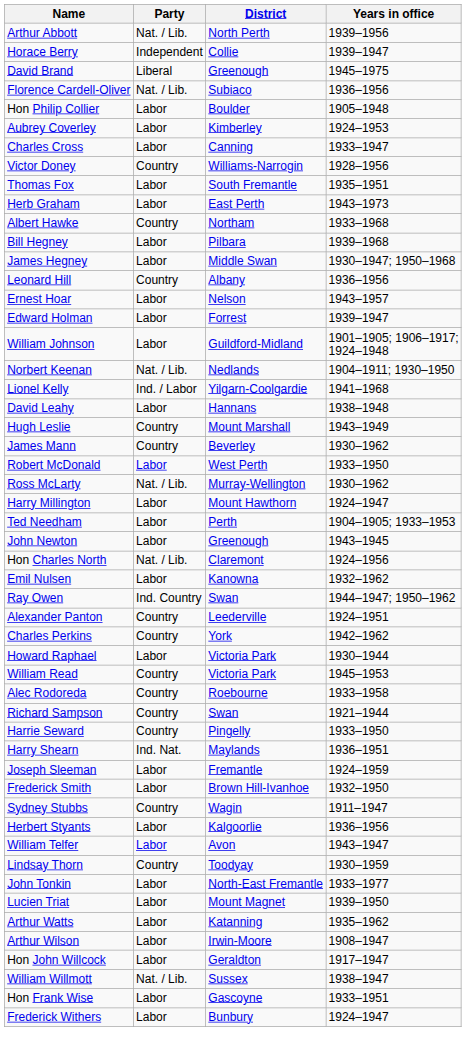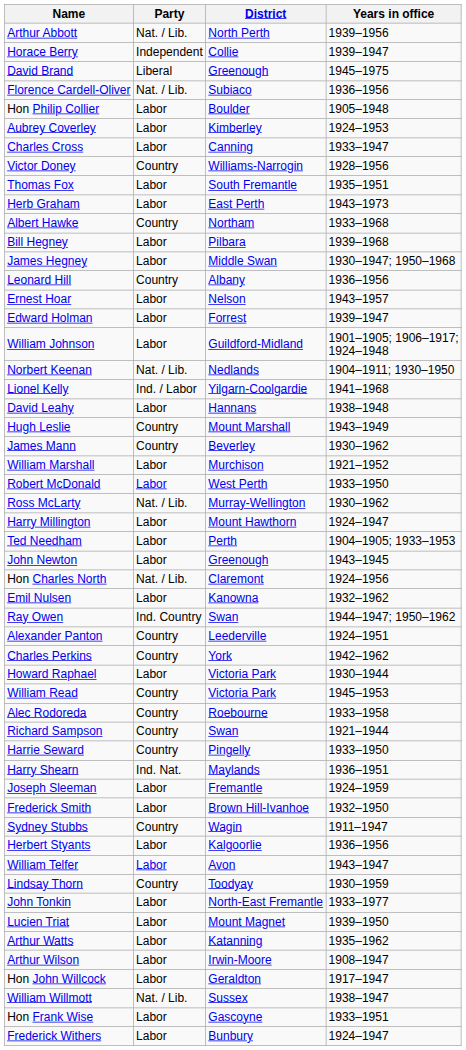+ row: (51, 465)
